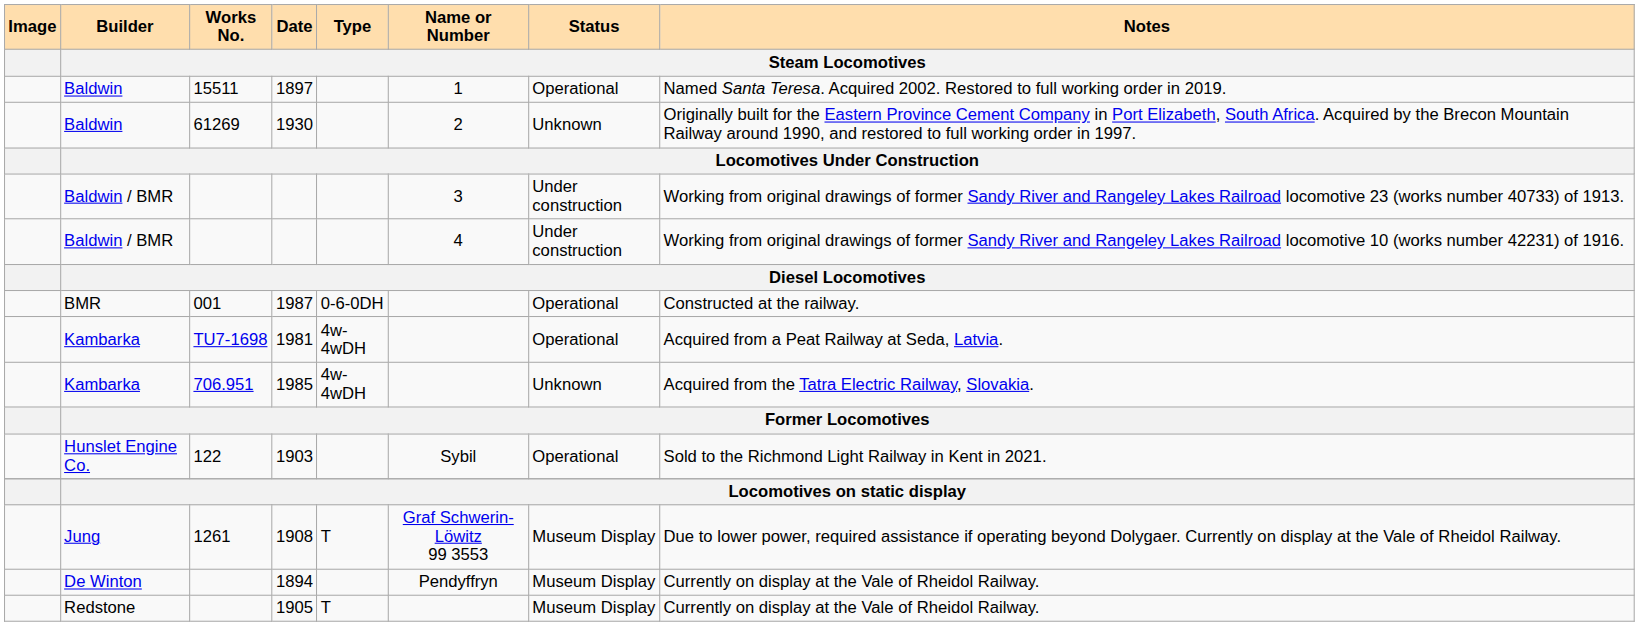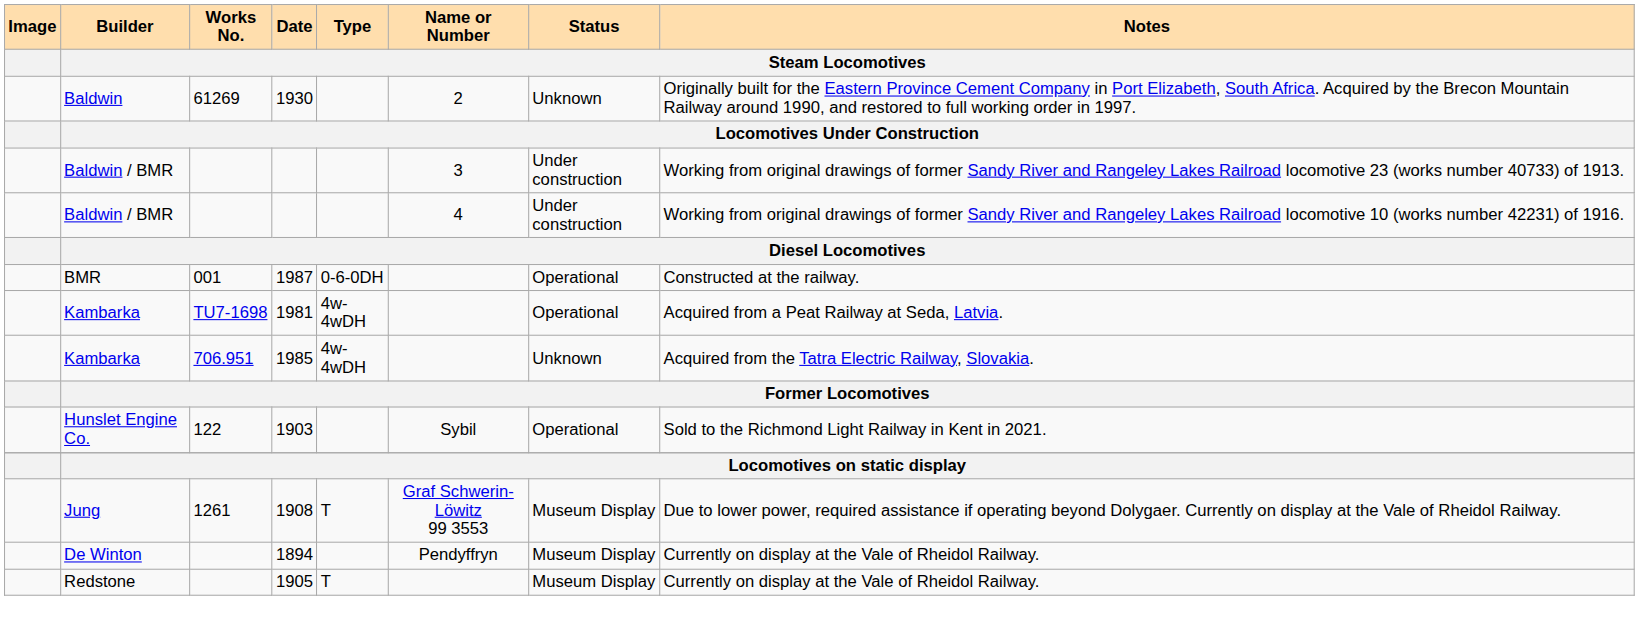- row: (93, 89)
